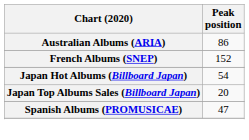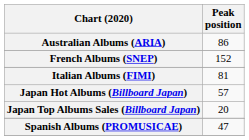+ row: (103, 76)
(223, 76) 54 -> (223, 93) 57
